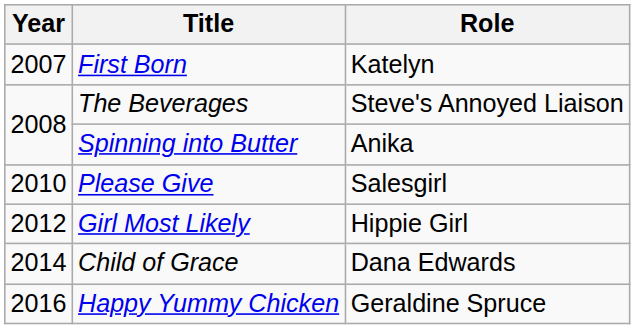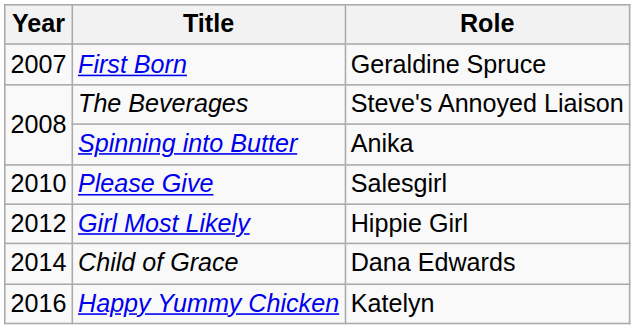(393, 64) Katelyn -> (448, 64) Geraldine Spruce
(448, 303) Geraldine Spruce -> (393, 303) Katelyn
